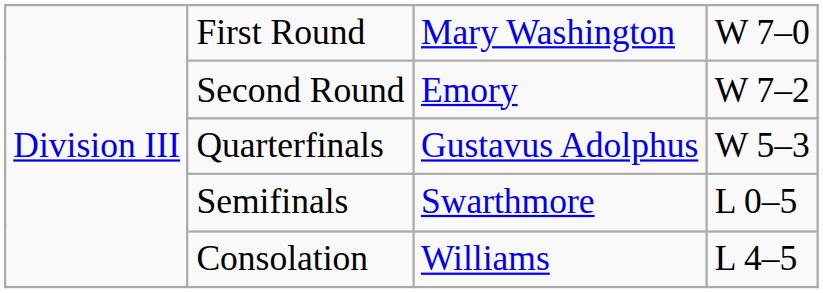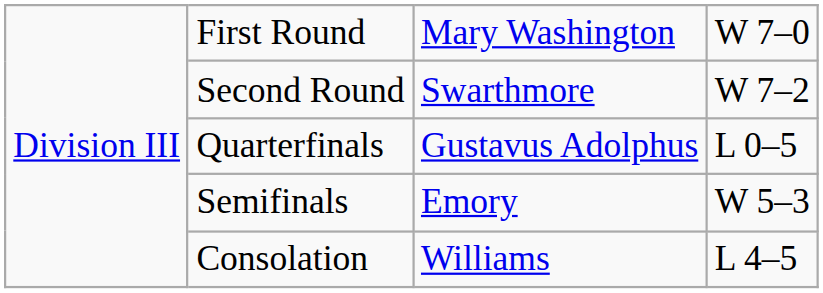(469, 88) Emory -> (508, 88) Swarthmore
(762, 145) W 5–3 -> (756, 145) L 0–5
(508, 201) Swarthmore -> (469, 201) Emory
(756, 201) L 0–5 -> (762, 201) W 5–3
